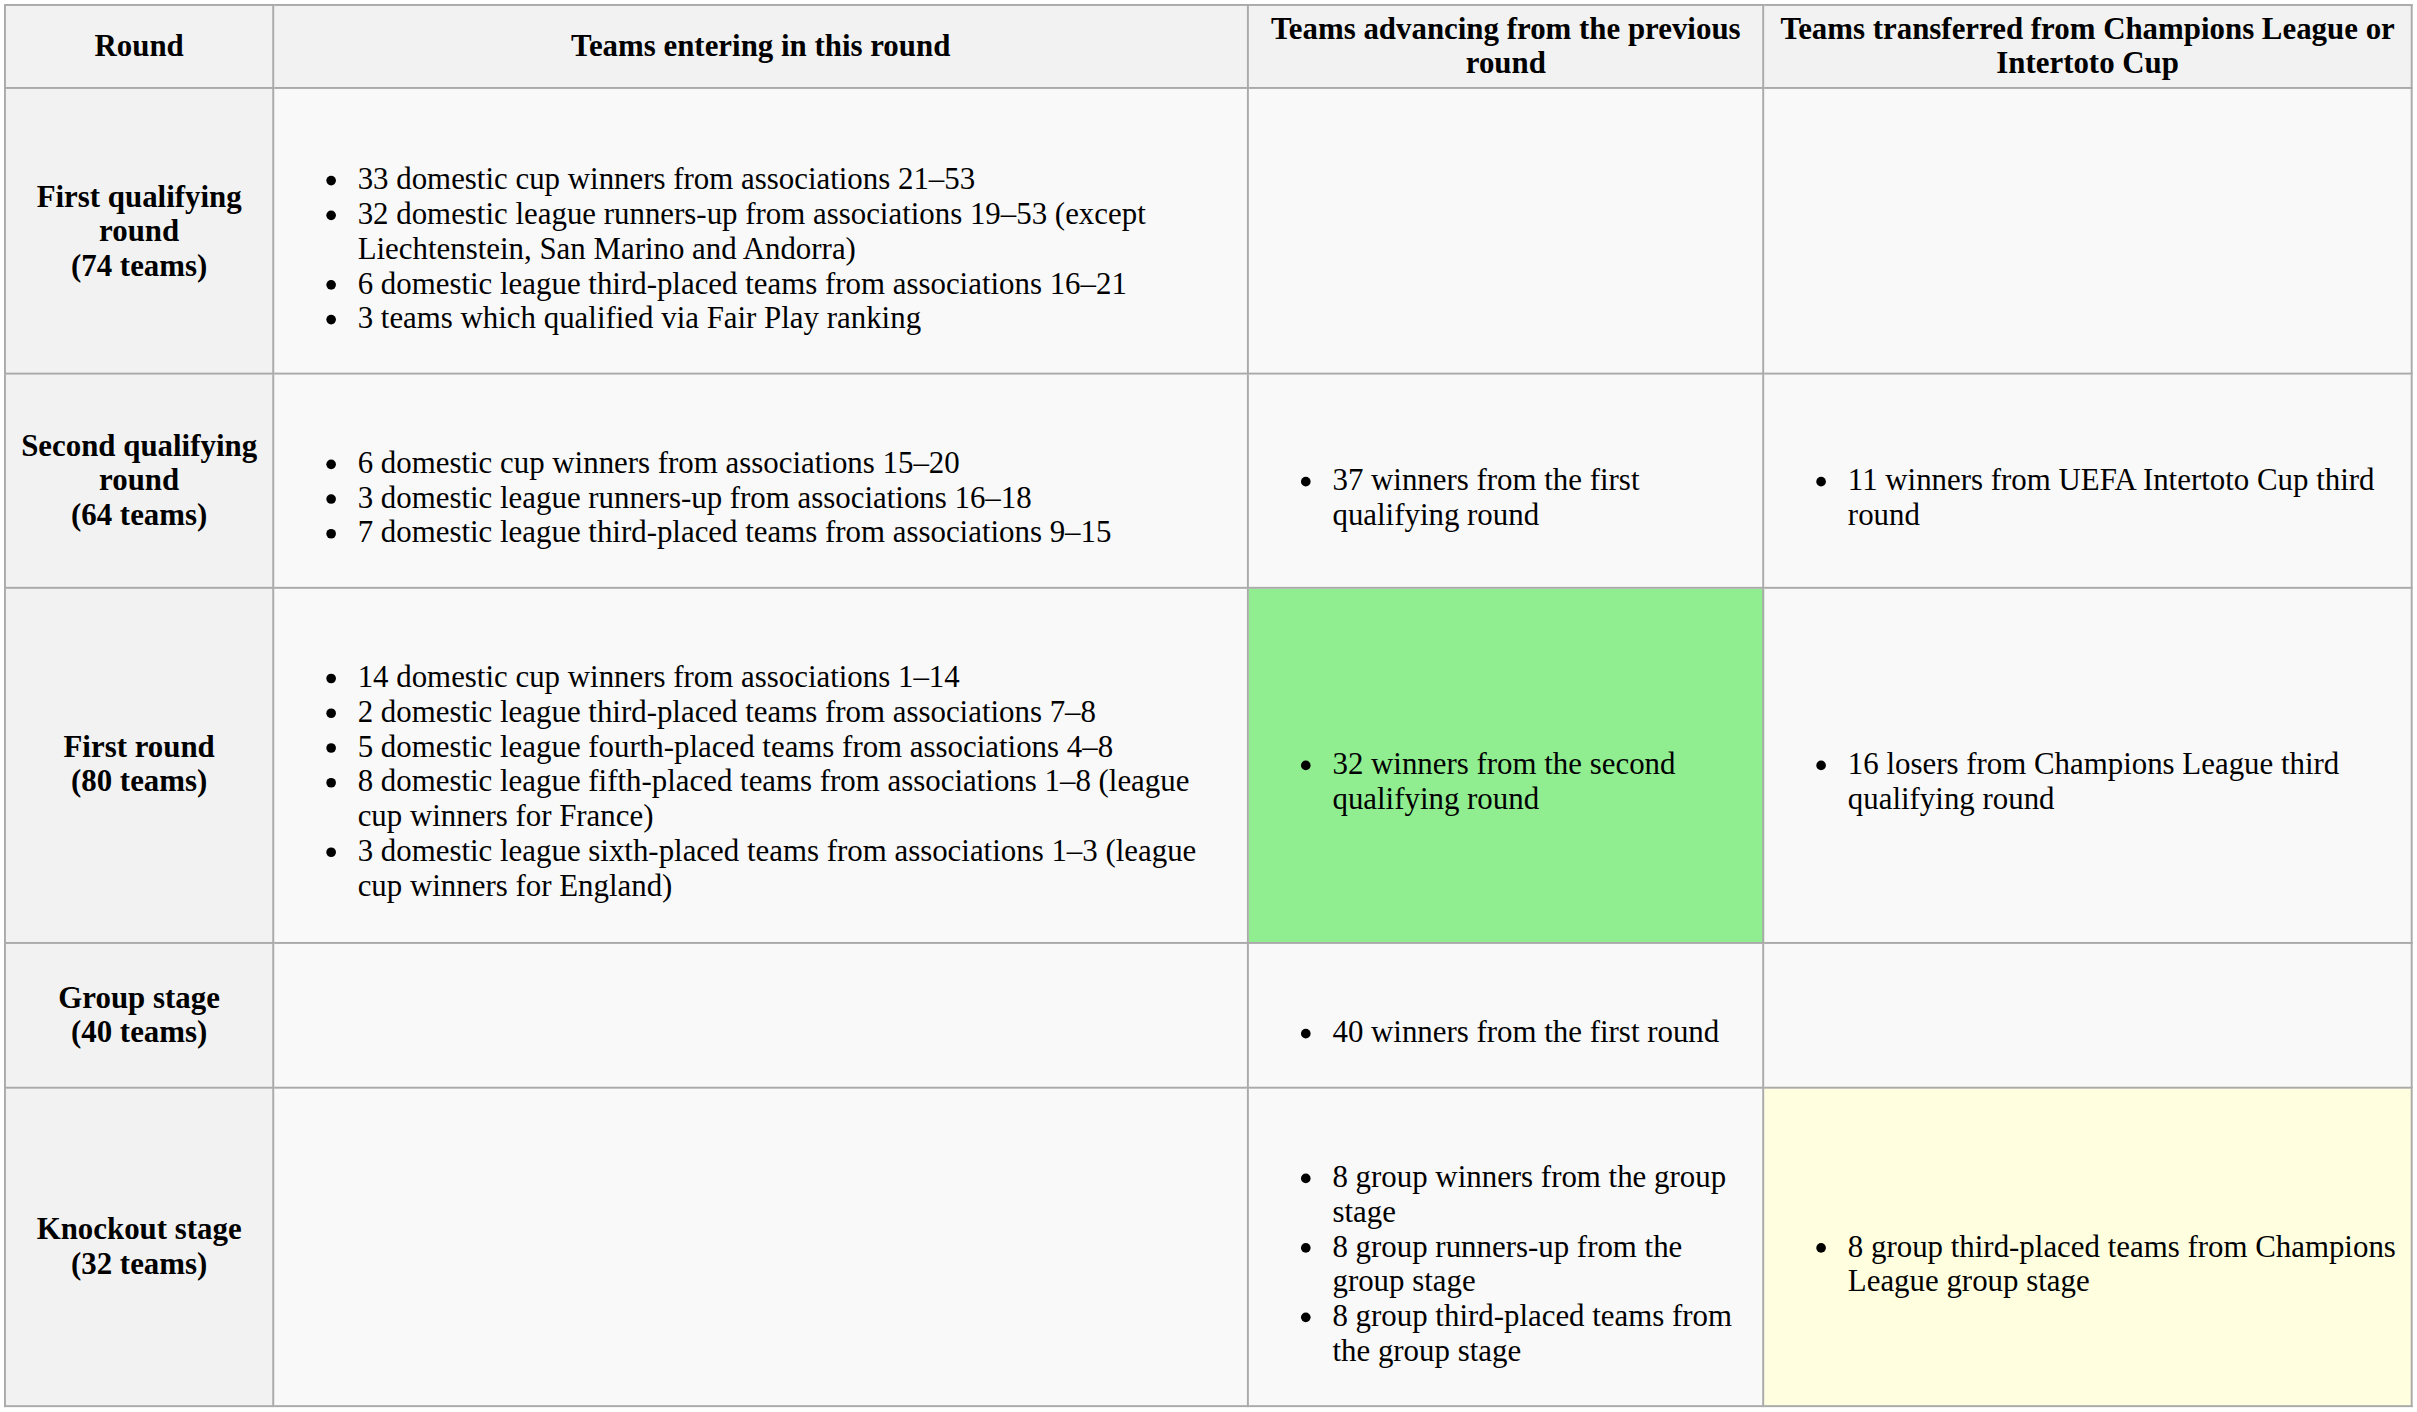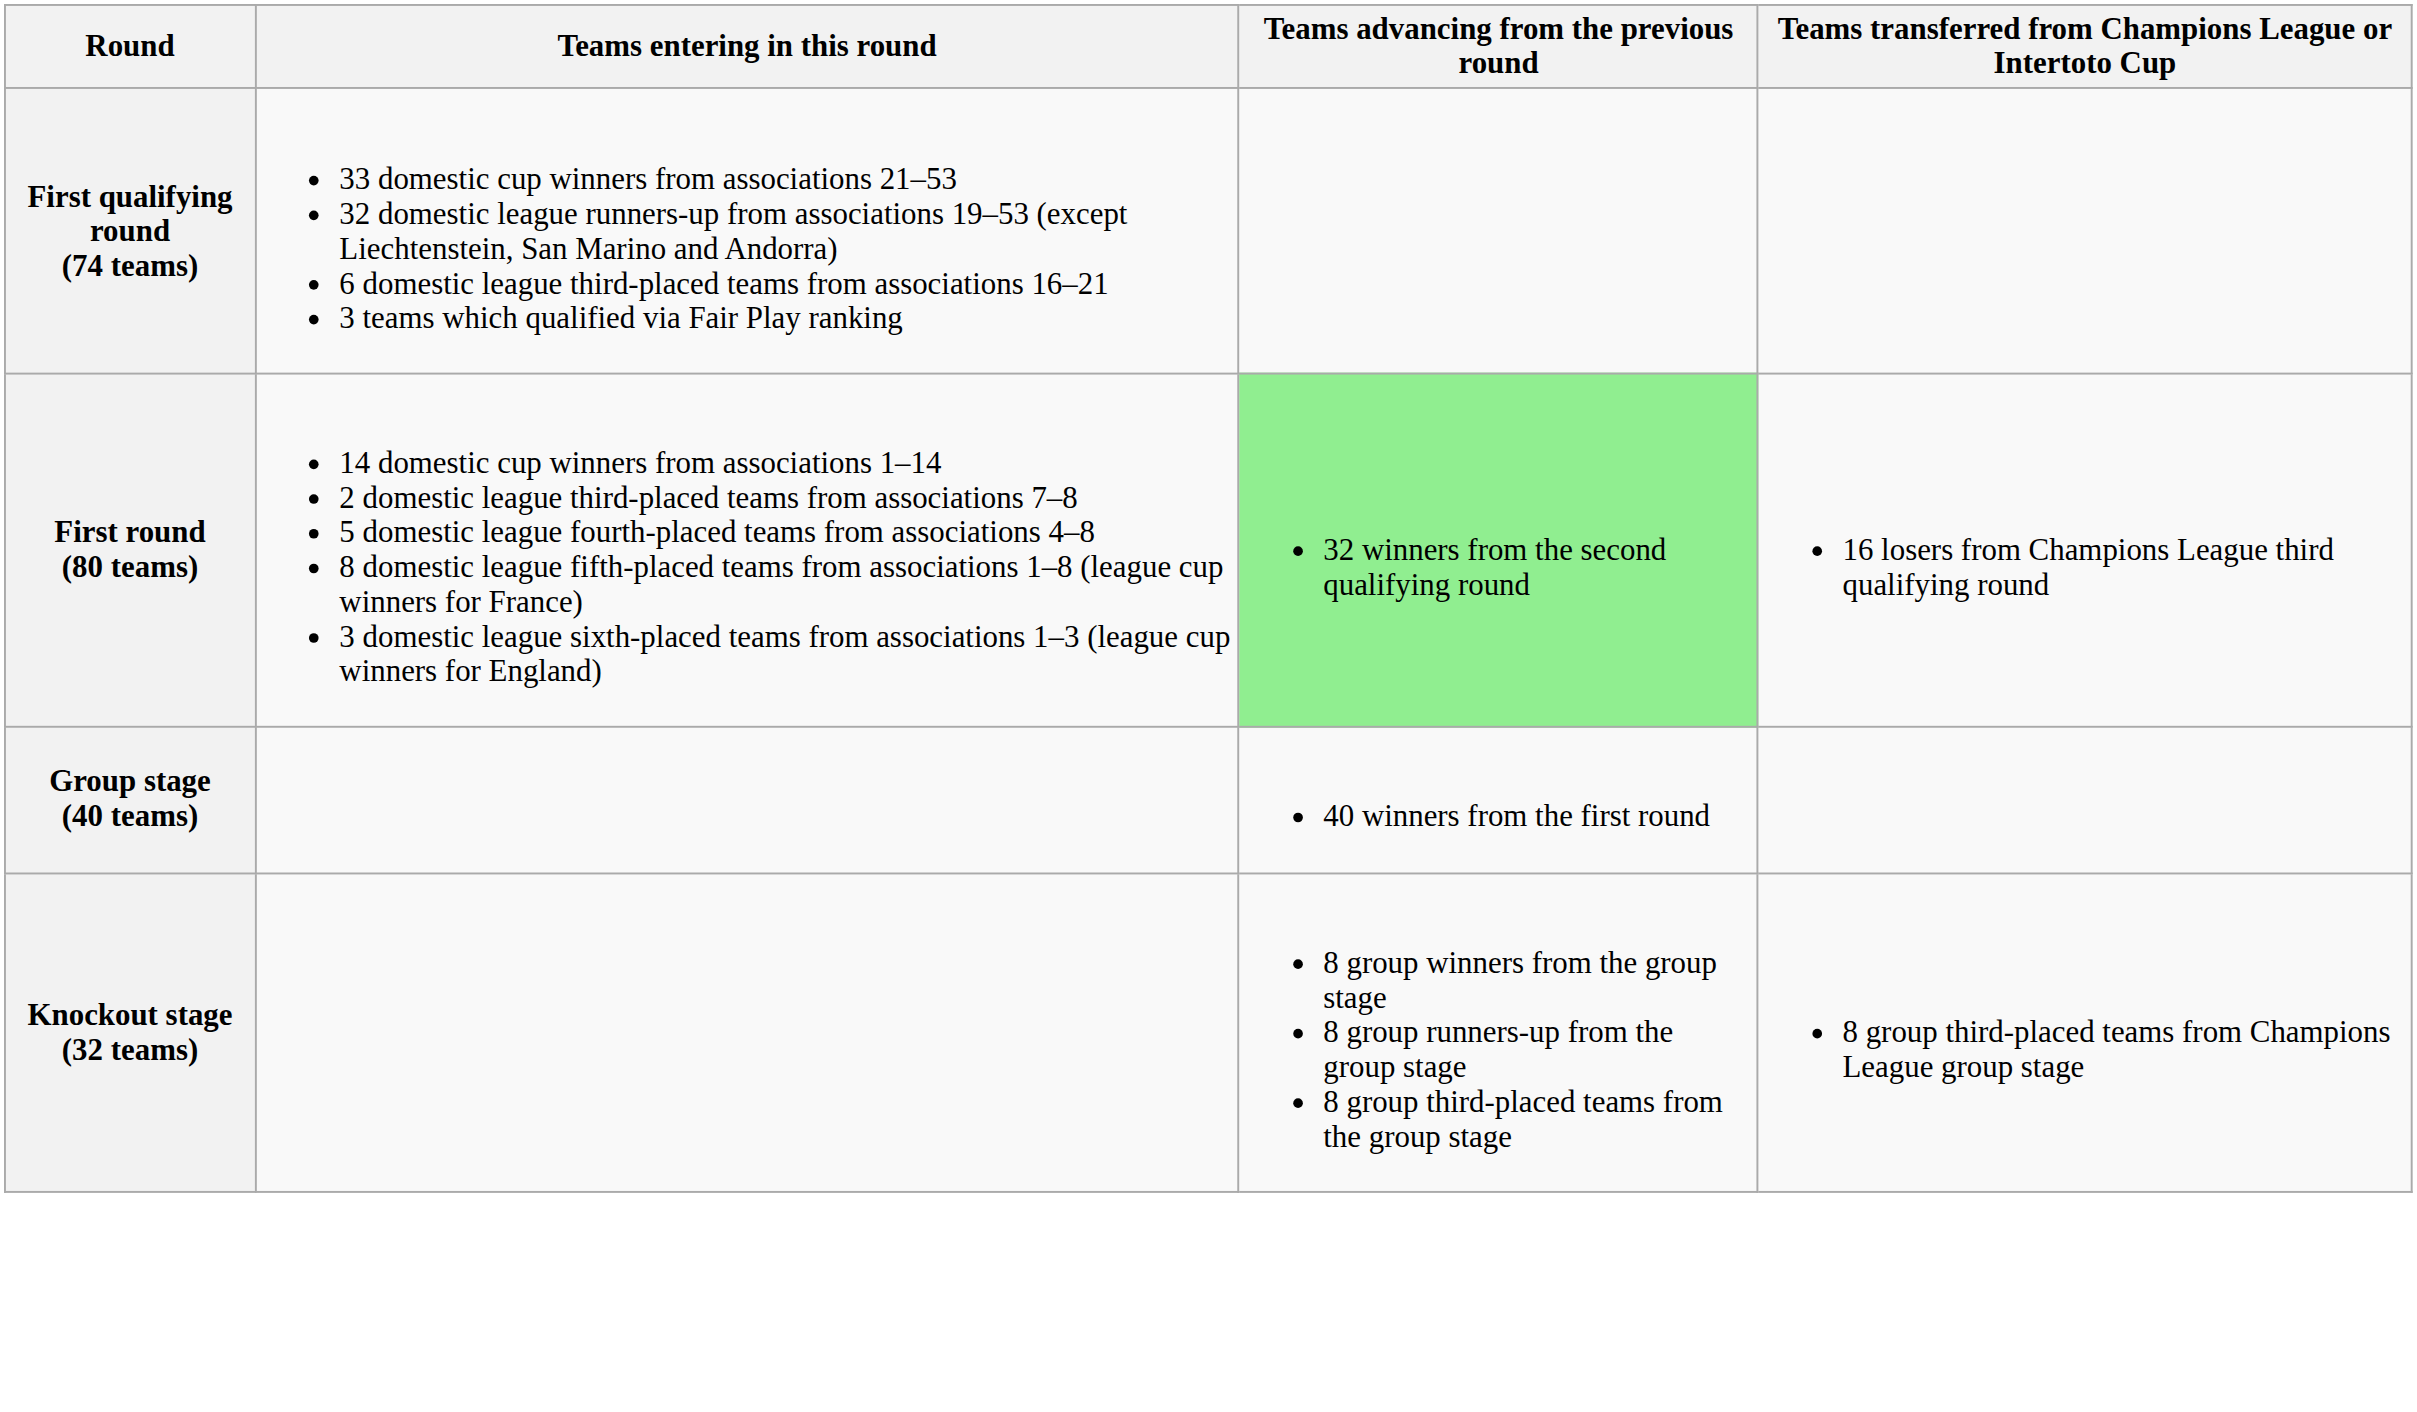- row: (139, 480)
(2088, 1264) lightyellow background -> (2085, 1049) no background
